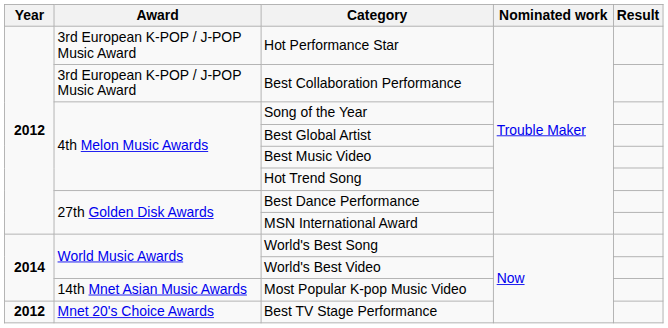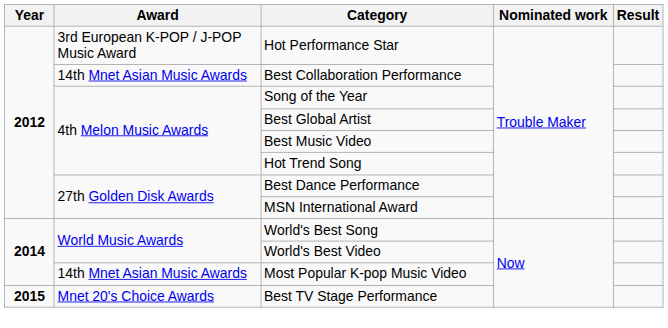(150, 83) 3rd European K-POP / J-POP Music Award -> (152, 75) 14th Mnet Asian Music Awards
(29, 311) 2012 -> (29, 296) 2015
